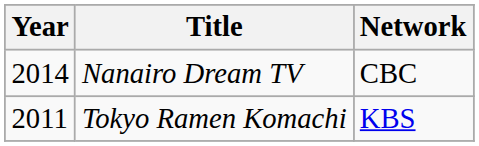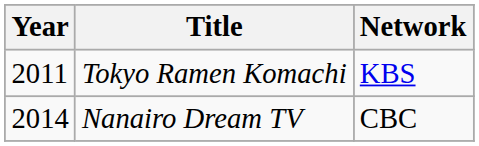rows swapped: (214, 118) <-> (192, 72)
